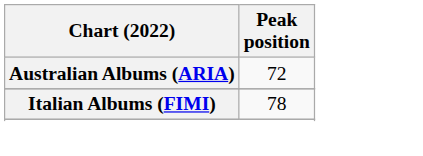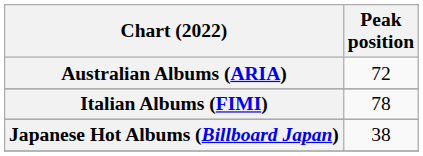+ row: (174, 134)
